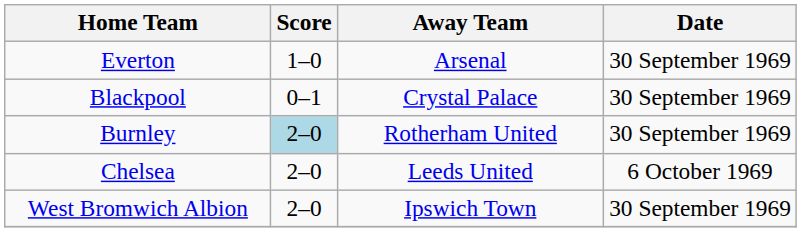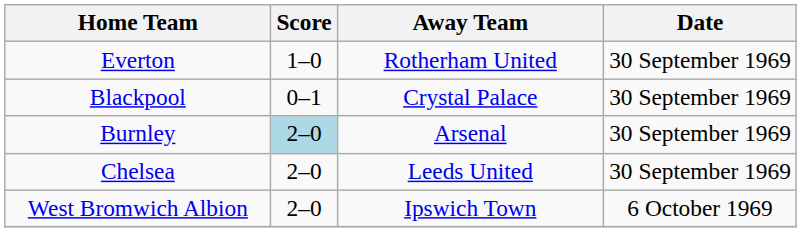(470, 60) Arsenal -> (470, 60) Rotherham United
(470, 134) Rotherham United -> (470, 134) Arsenal
(700, 171) 6 October 1969 -> (700, 171) 30 September 1969
(700, 208) 30 September 1969 -> (700, 208) 6 October 1969
